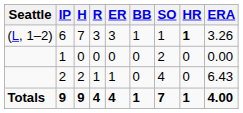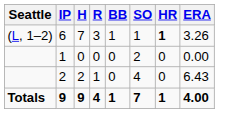- column: (117, 14)
